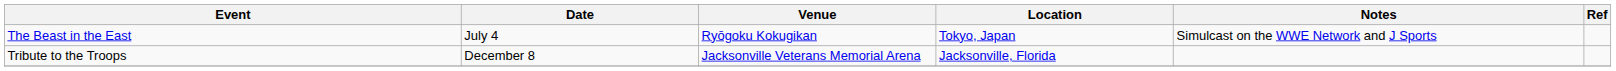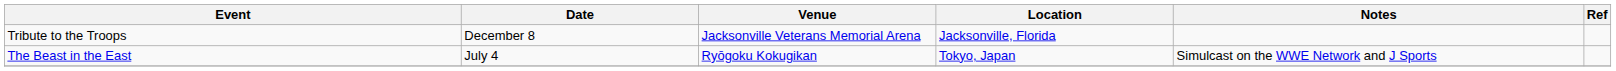rows swapped: (69, 35) <-> (67, 55)
